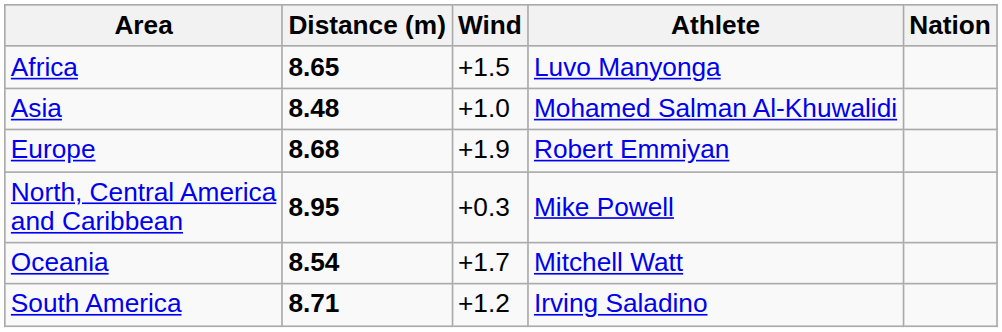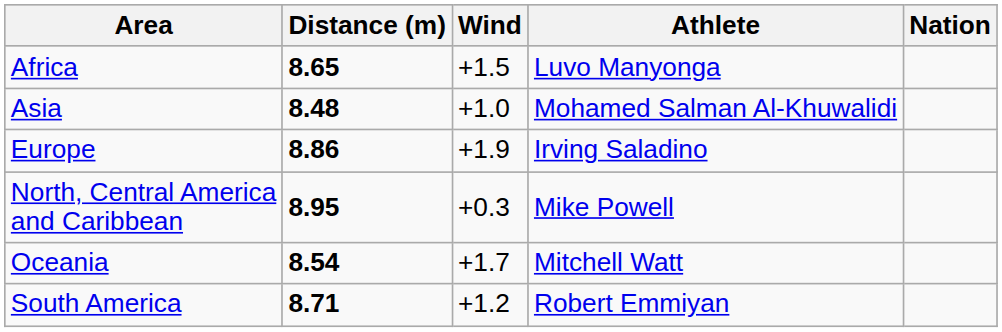(314, 150) 8.68 -> (314, 150) 8.86
(632, 150) Robert Emmiyan -> (621, 150) Irving Saladino
(621, 304) Irving Saladino -> (632, 304) Robert Emmiyan
